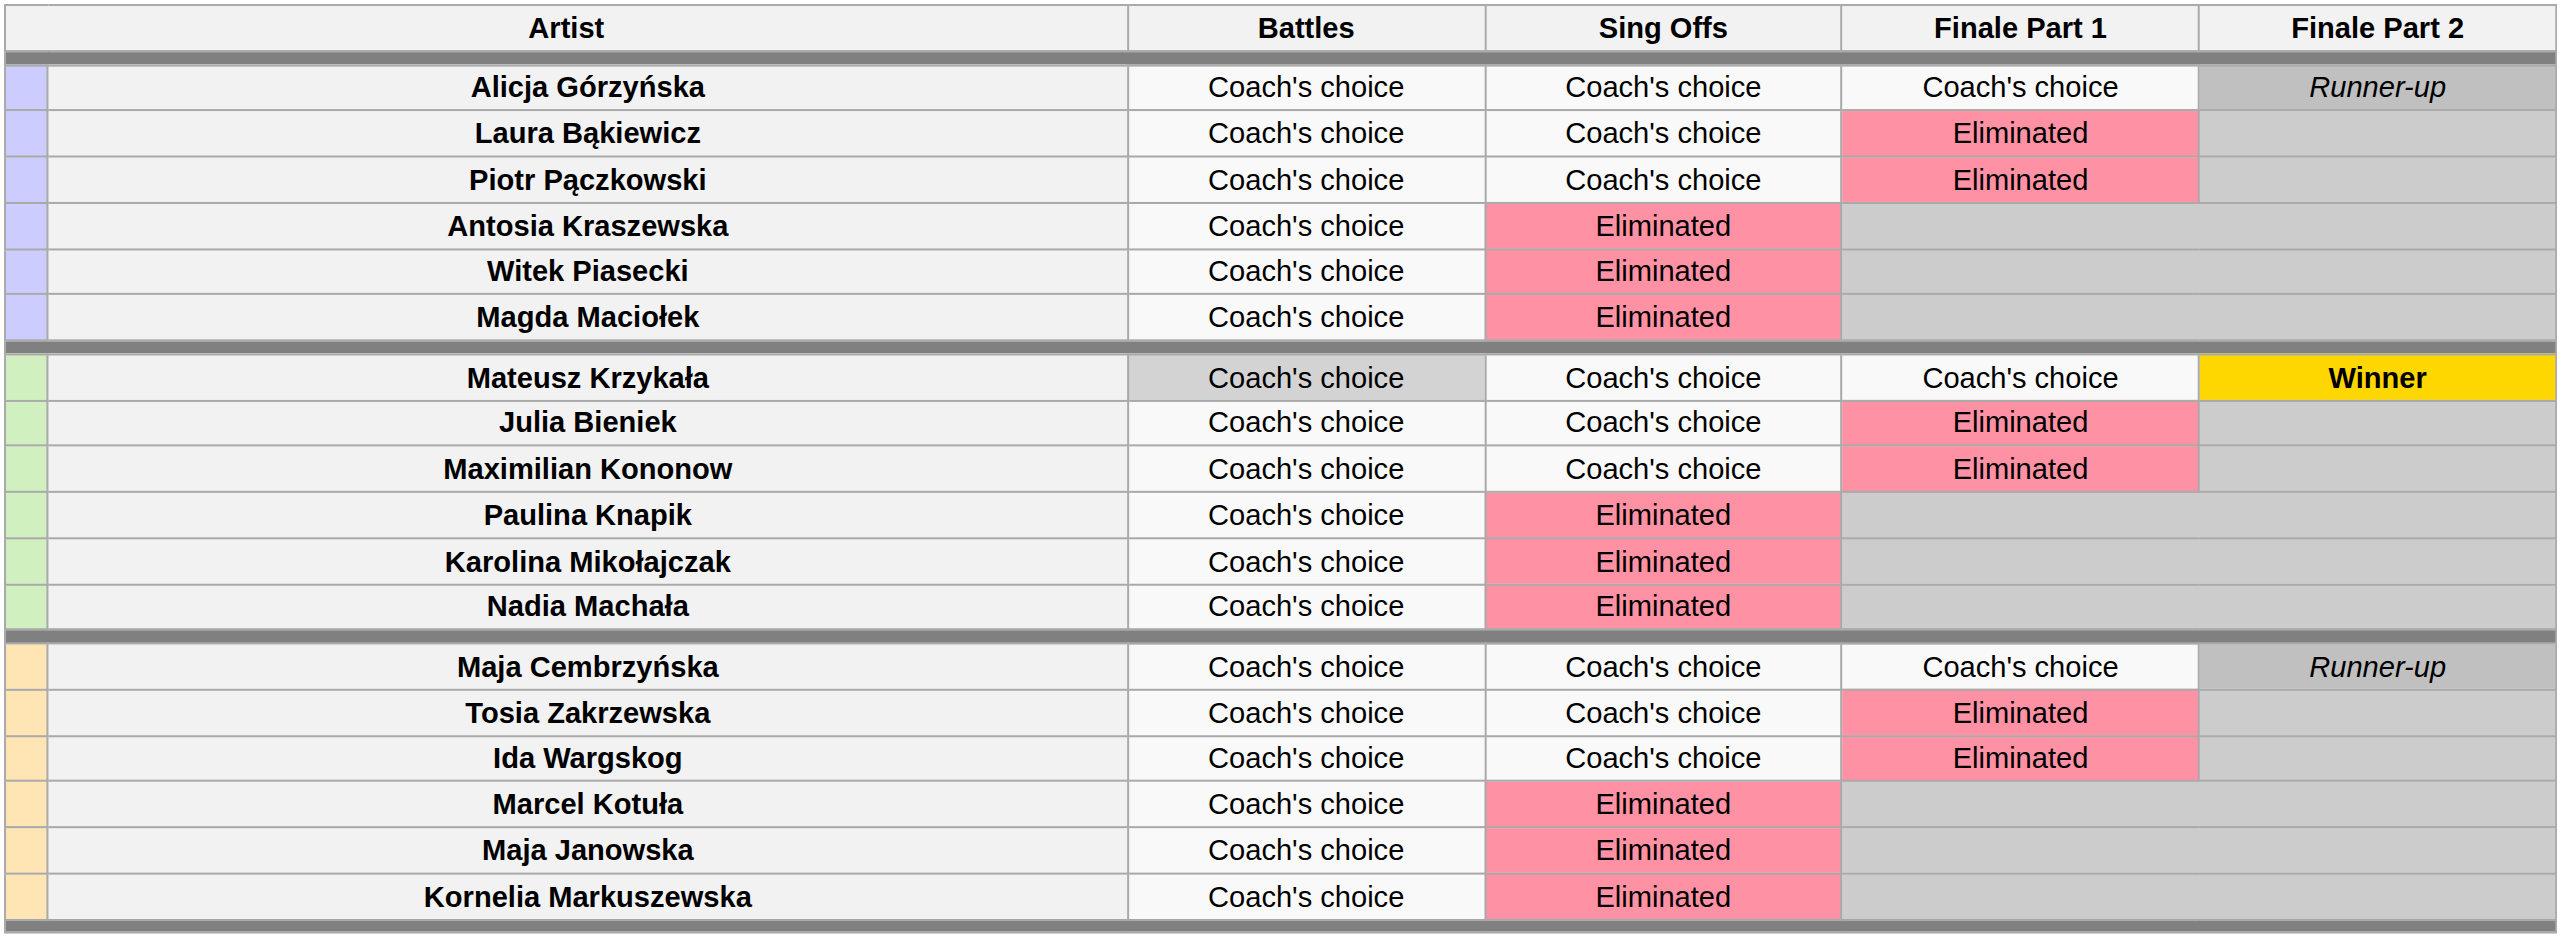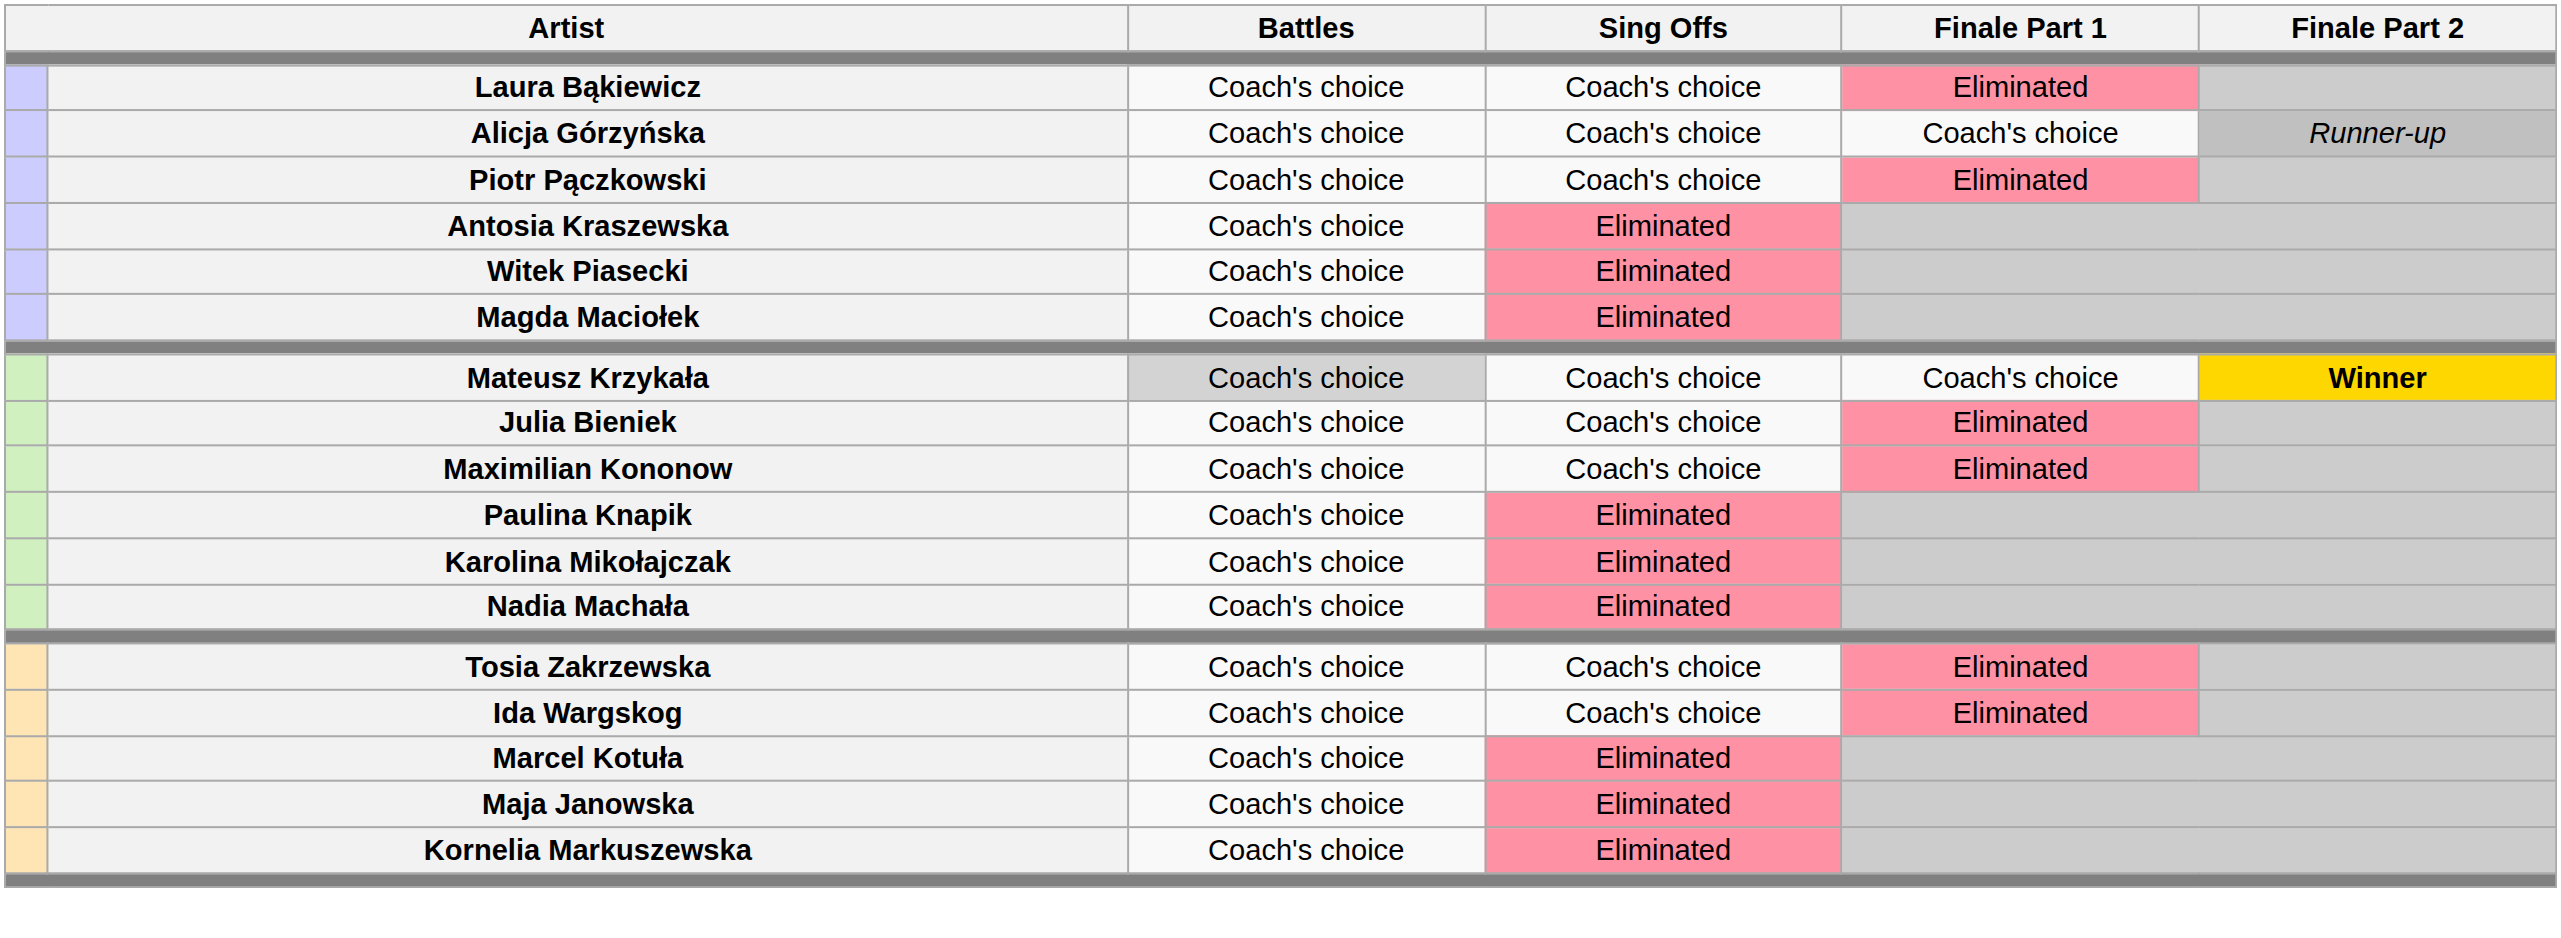rows swapped: (588, 88) <-> (588, 134)
- row: (588, 667)
